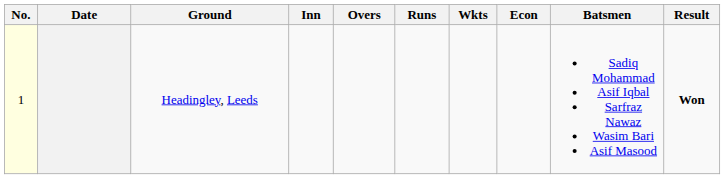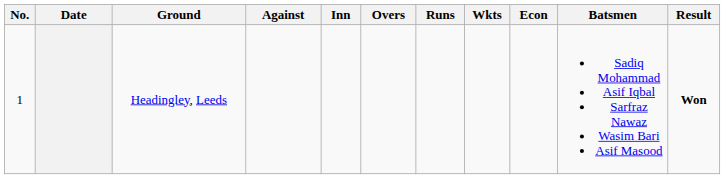+ column: (283, 14)
(21, 99) lightyellow background -> (20, 99) no background
